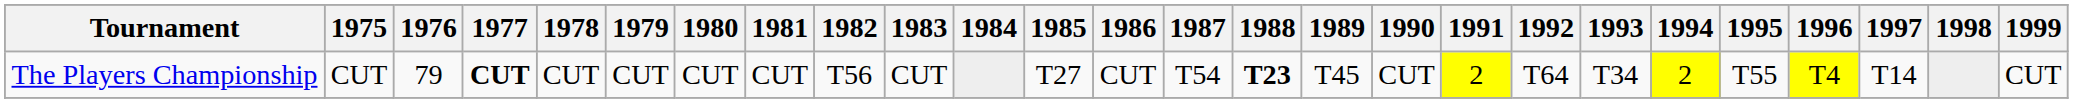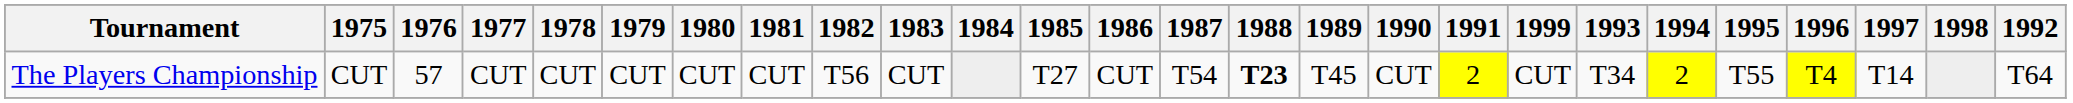columns swapped: (1546, 27) <-> (2033, 27)
(429, 74) 79 -> (429, 74) 57
(500, 74) bold -> (498, 74) normal
